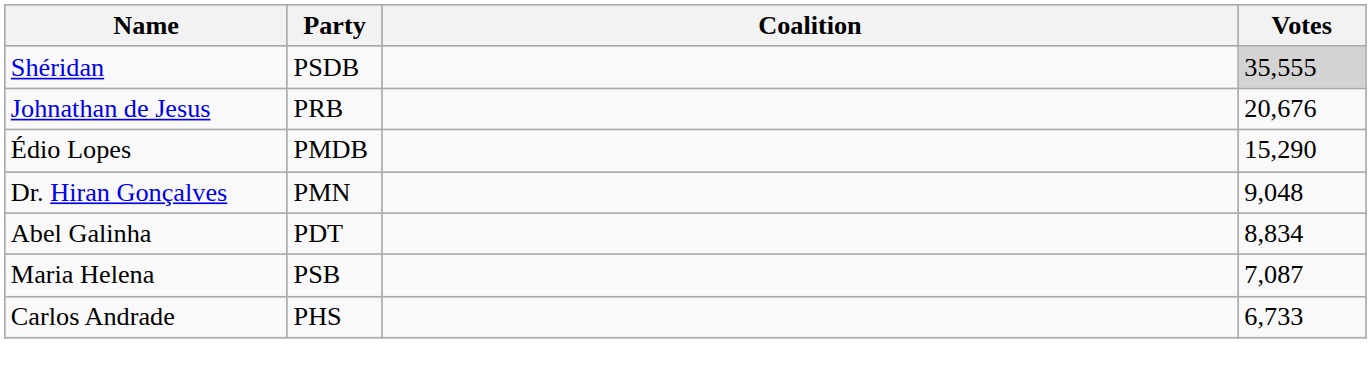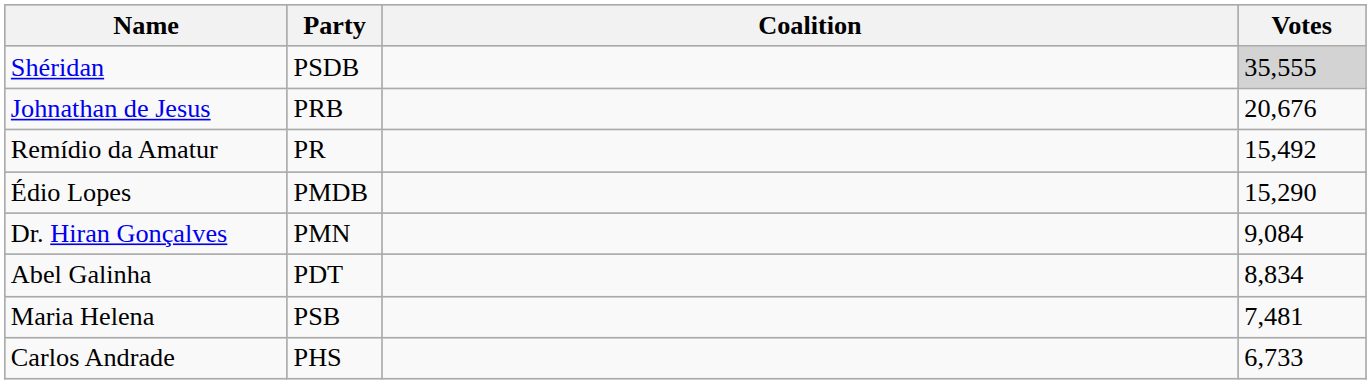+ row: (114, 150)
(1274, 191) 9,048 -> (1274, 233) 9,084
(1274, 274) 7,087 -> (1274, 316) 7,481
